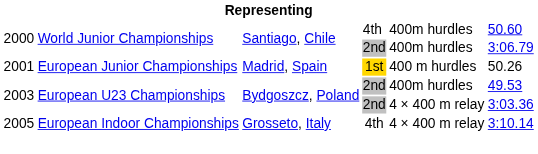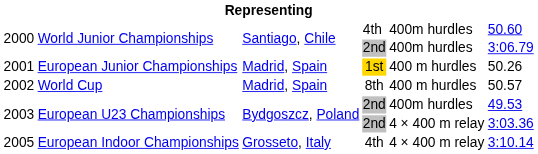+ row: (19, 86)
